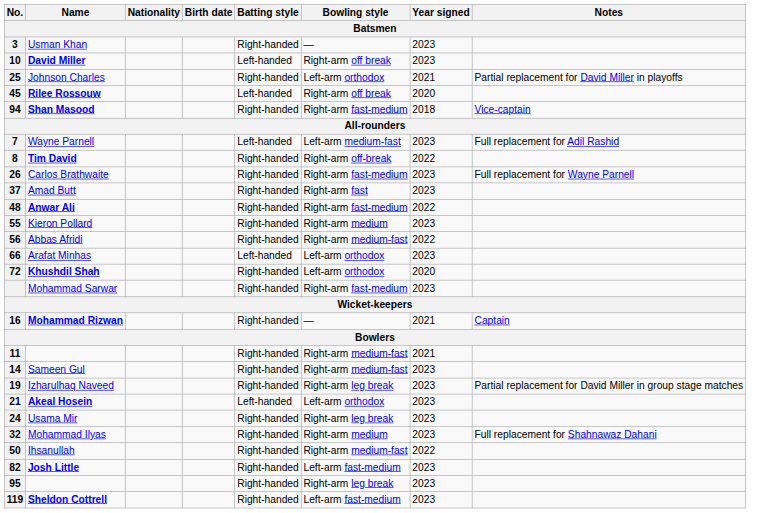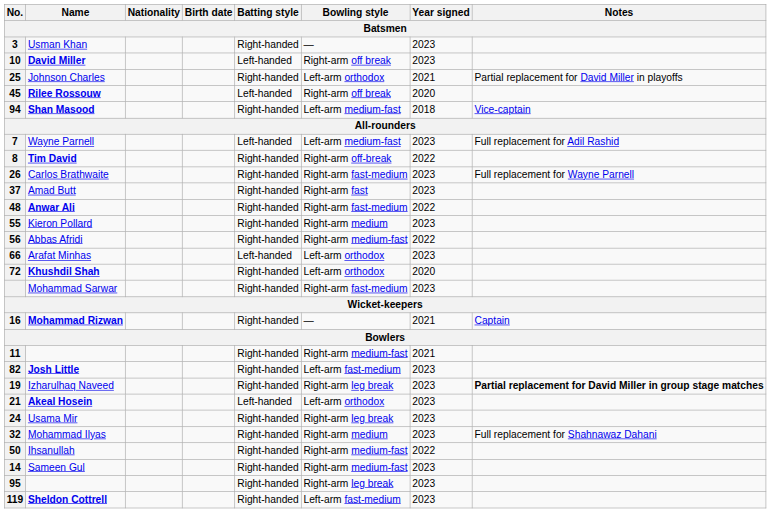(356, 110) Right-arm fast-medium -> (352, 110) Left-arm medium-fast
rows swapped: (15, 369) <-> (15, 467)
(609, 386) normal -> (619, 386) bold
